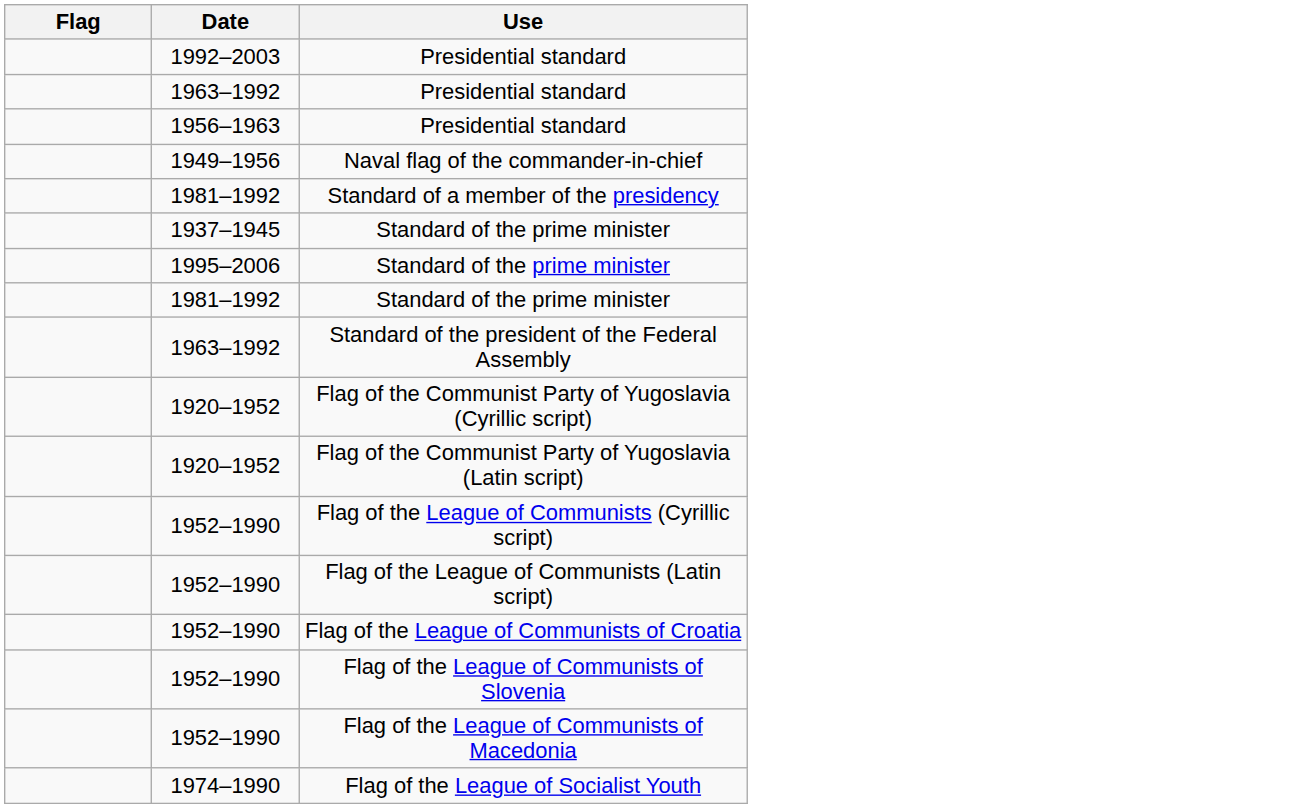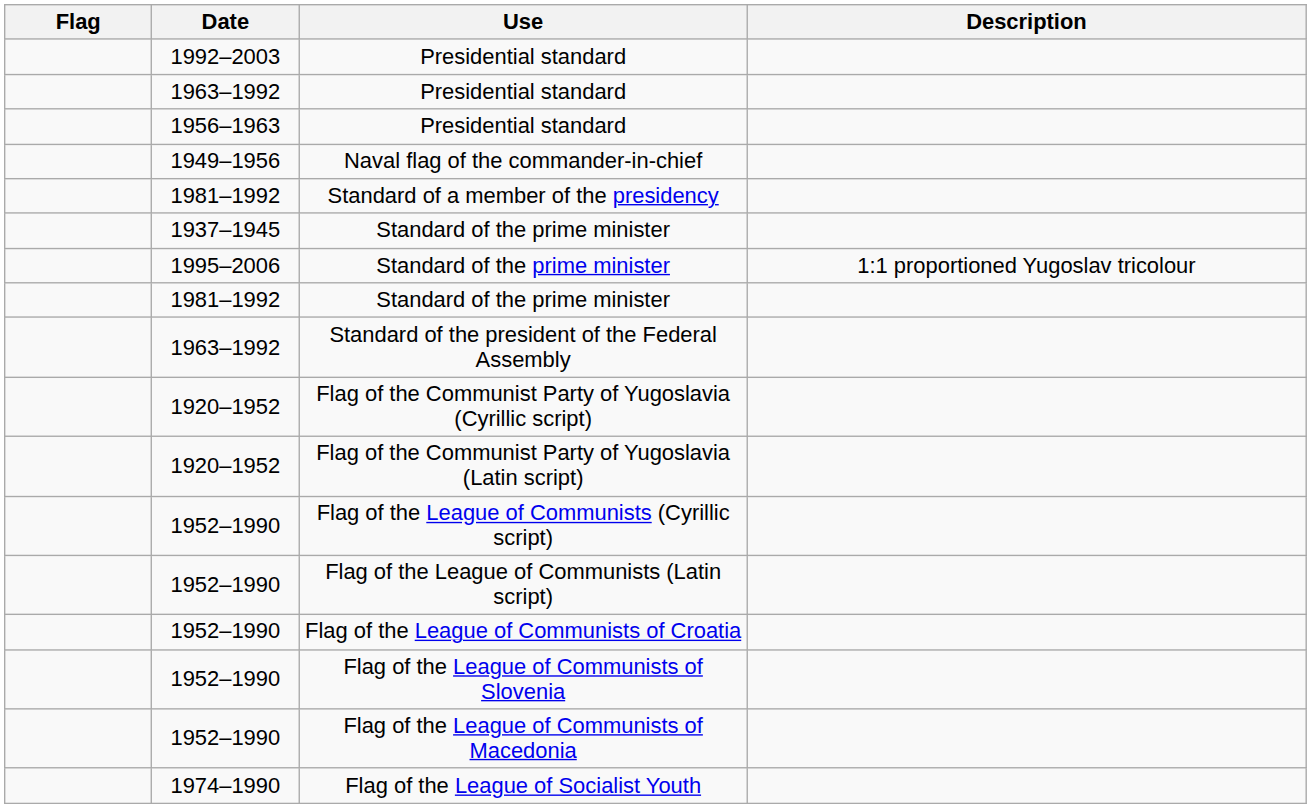+ column: (1026, 21)
